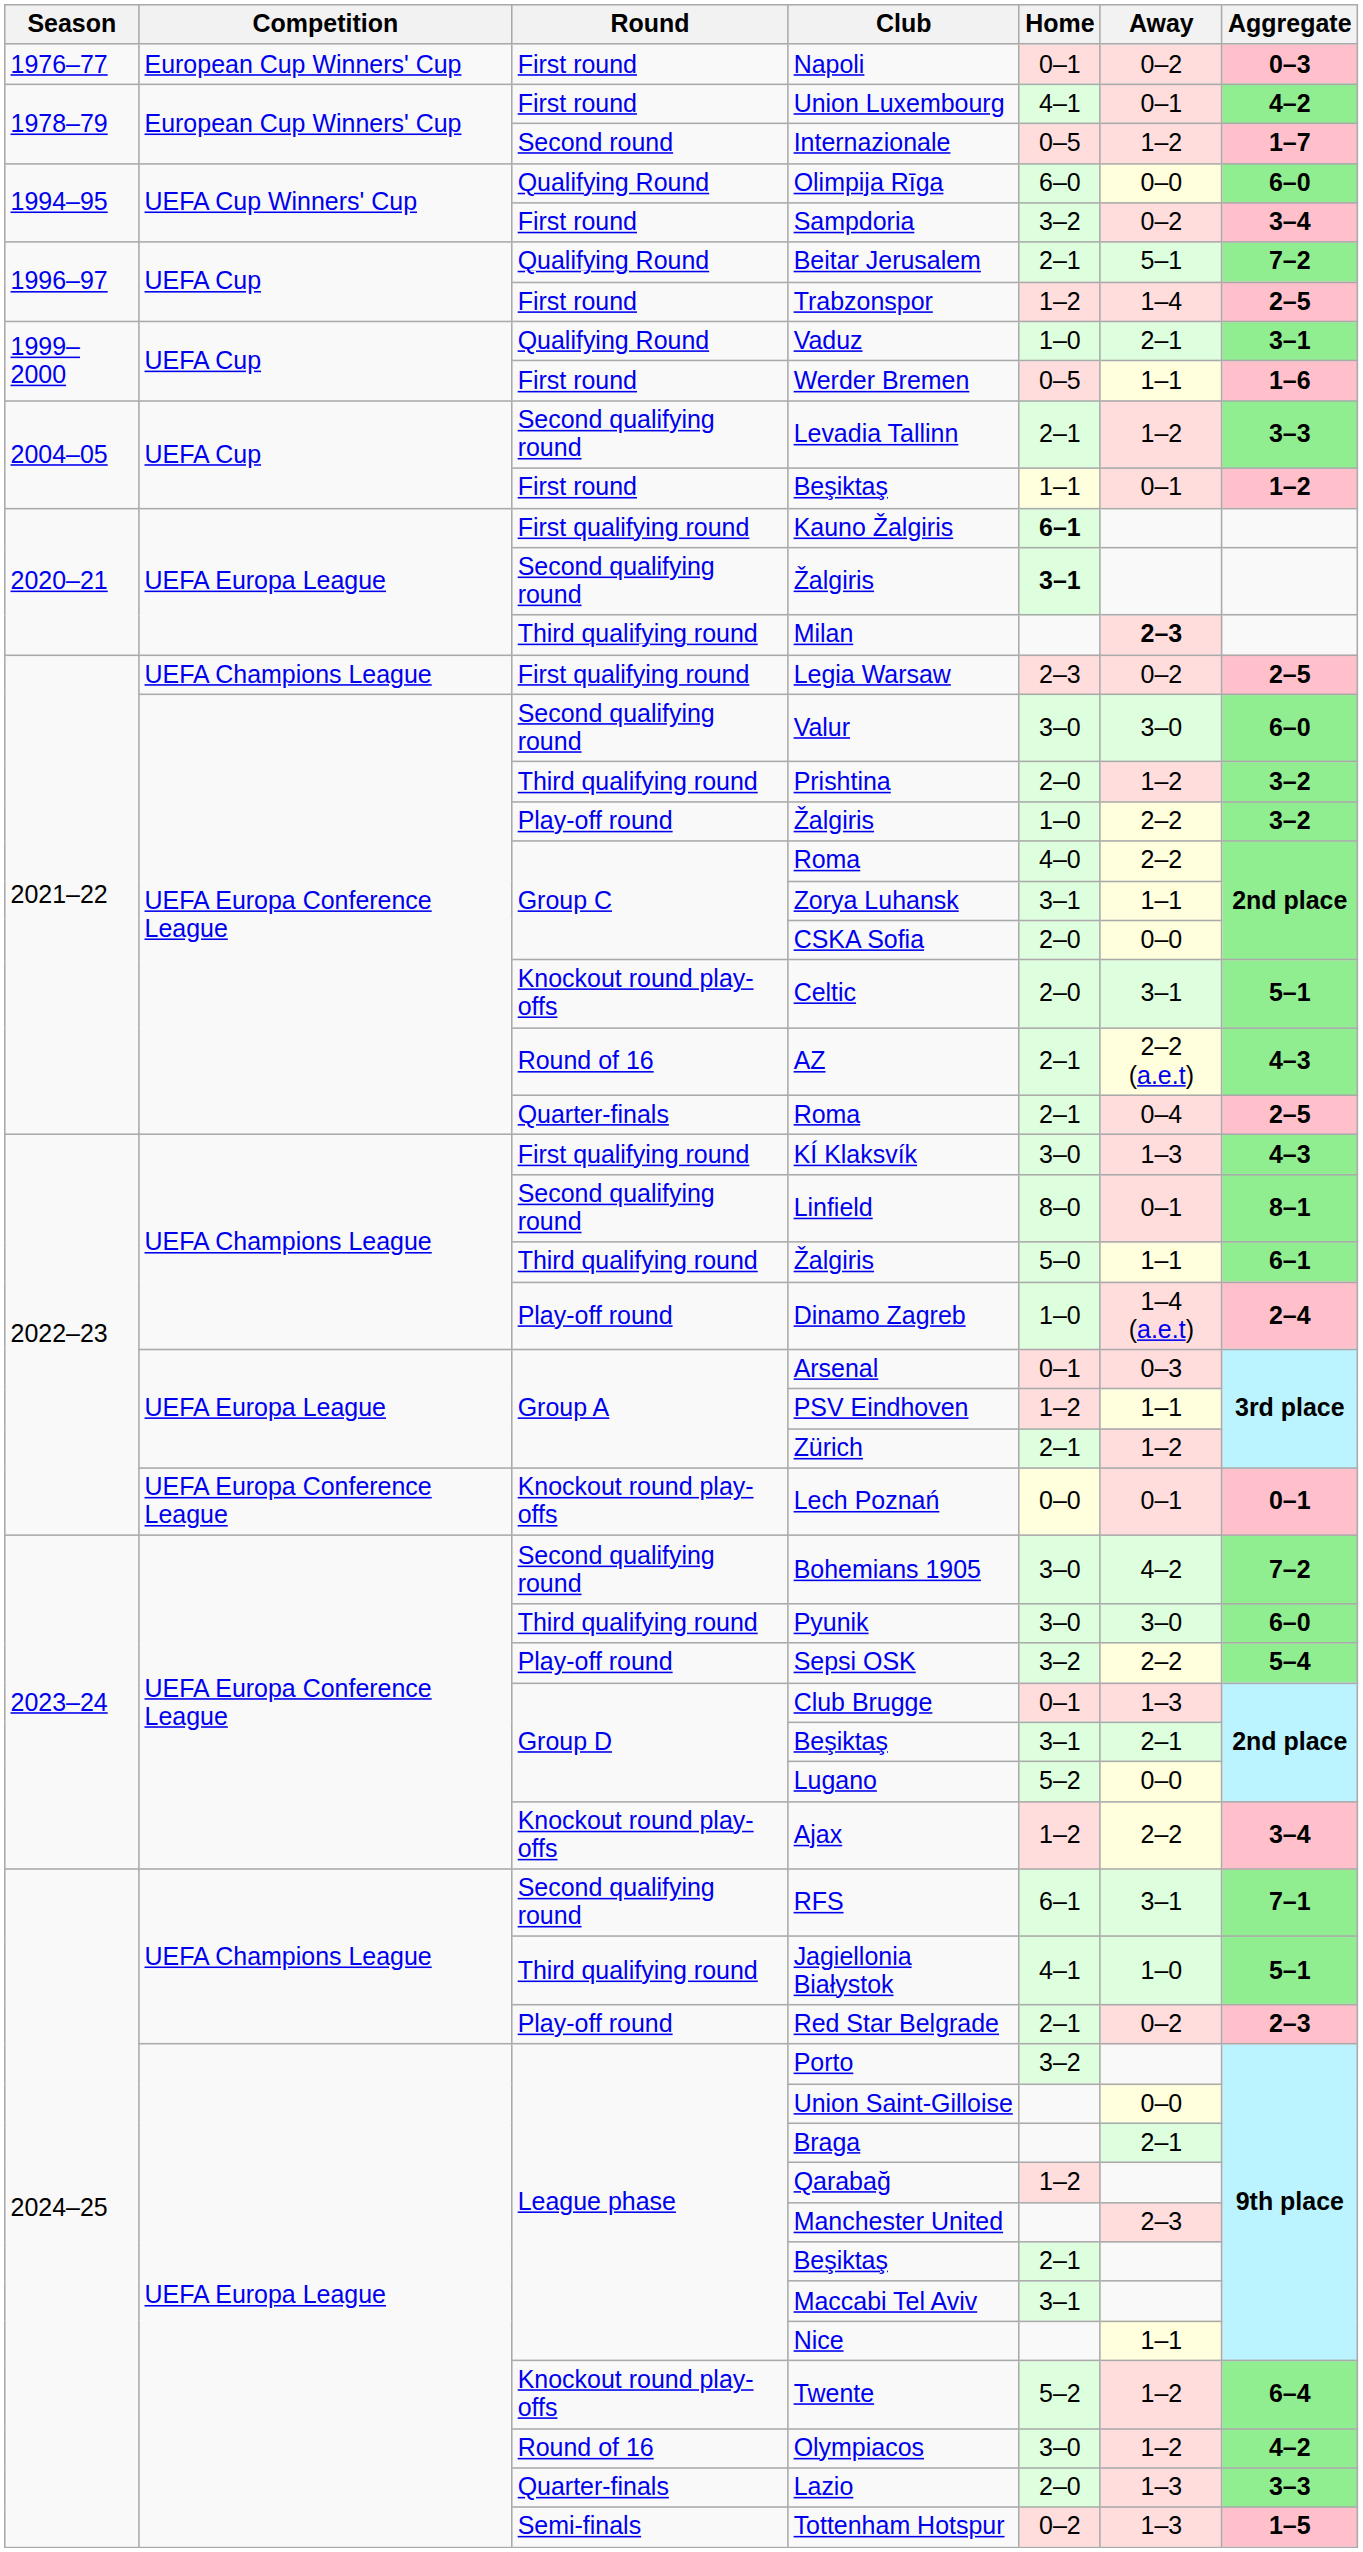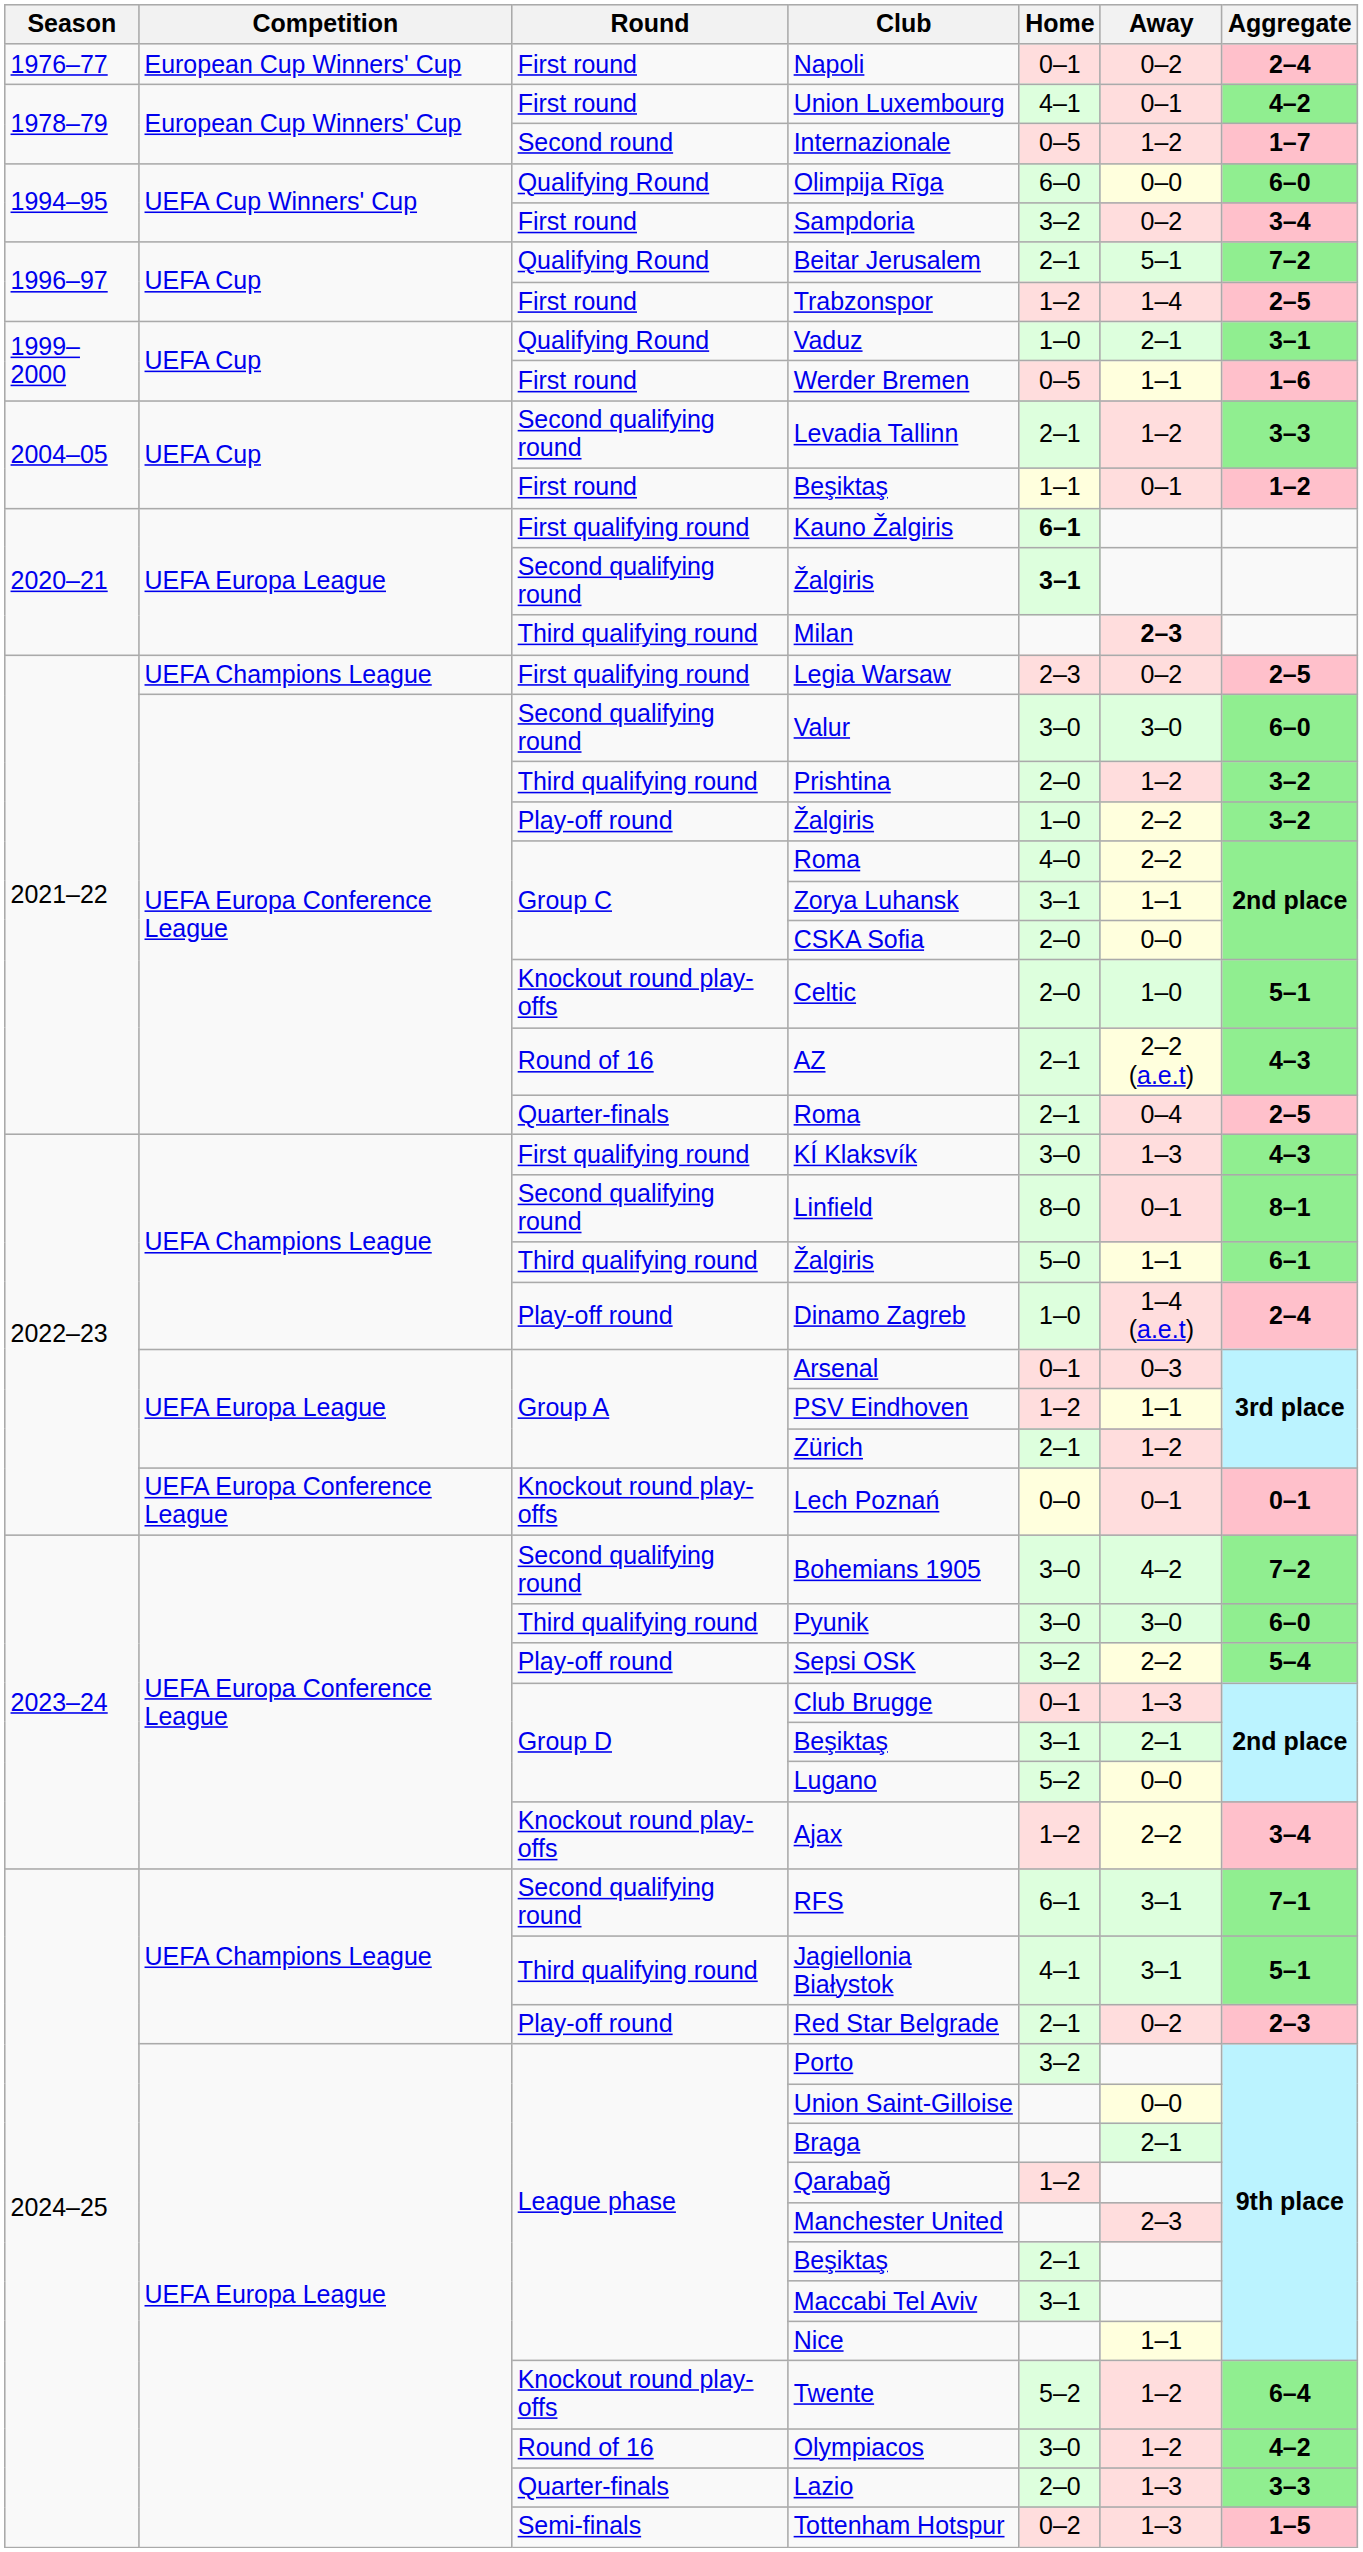(1290, 63) 0–3 -> (1290, 63) 2–4
(1161, 993) 3–1 -> (1161, 993) 1–0
(1161, 1970) 1–0 -> (1161, 1970) 3–1
